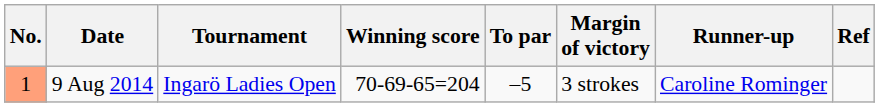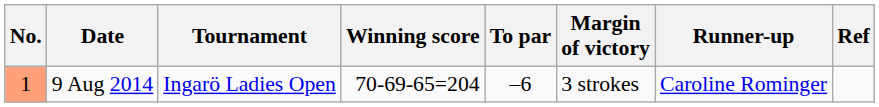(520, 84) –5 -> (520, 84) –6
